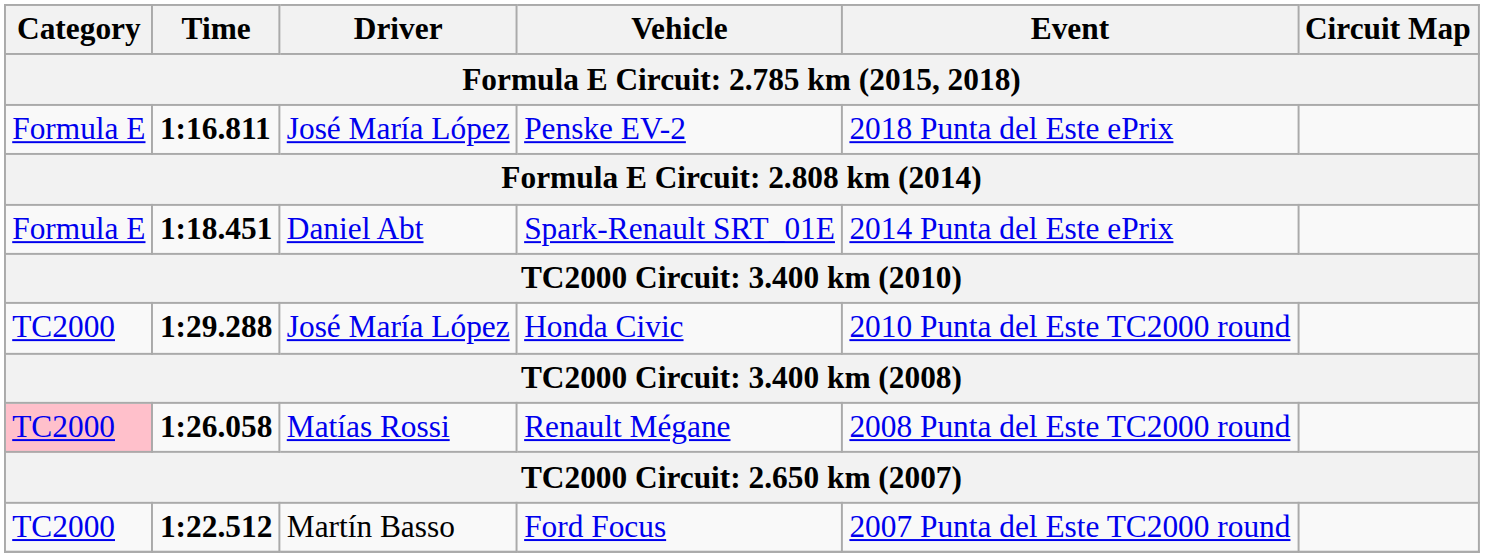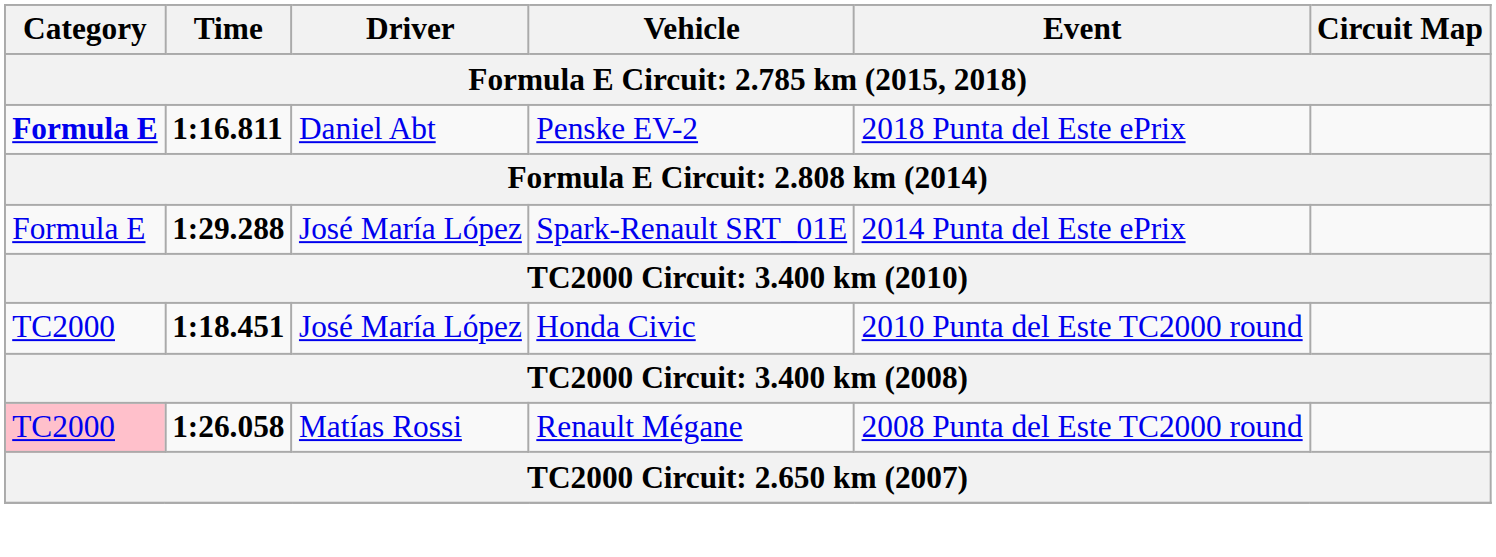(79, 128) normal -> (85, 128) bold
(398, 128) José María López -> (367, 128) Daniel Abt
(216, 228) 1:18.451 -> (228, 228) 1:29.288
(355, 228) Daniel Abt -> (410, 228) José María López
(216, 327) 1:29.288 -> (228, 327) 1:18.451
- row: (595, 526)
